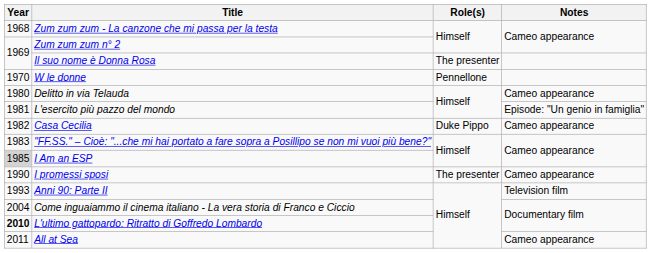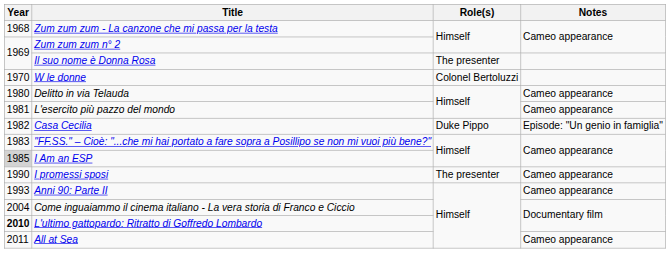(461, 77) Pennellone -> (477, 77) Colonel Bertoluzzi
(574, 110) Episode: "Un genio in famiglia" -> (568, 110) Cameo appearance
(549, 126) Cameo appearance -> (593, 126) Episode: "Un genio in famiglia"
(536, 191) Television film -> (568, 191) Cameo appearance
